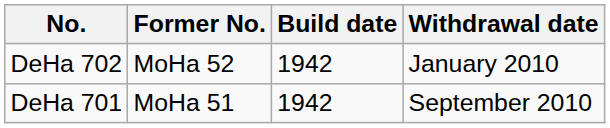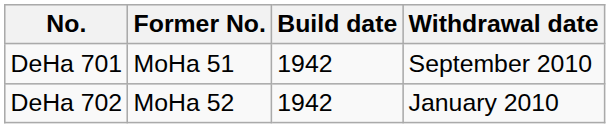rows swapped: (66, 102) <-> (66, 63)
